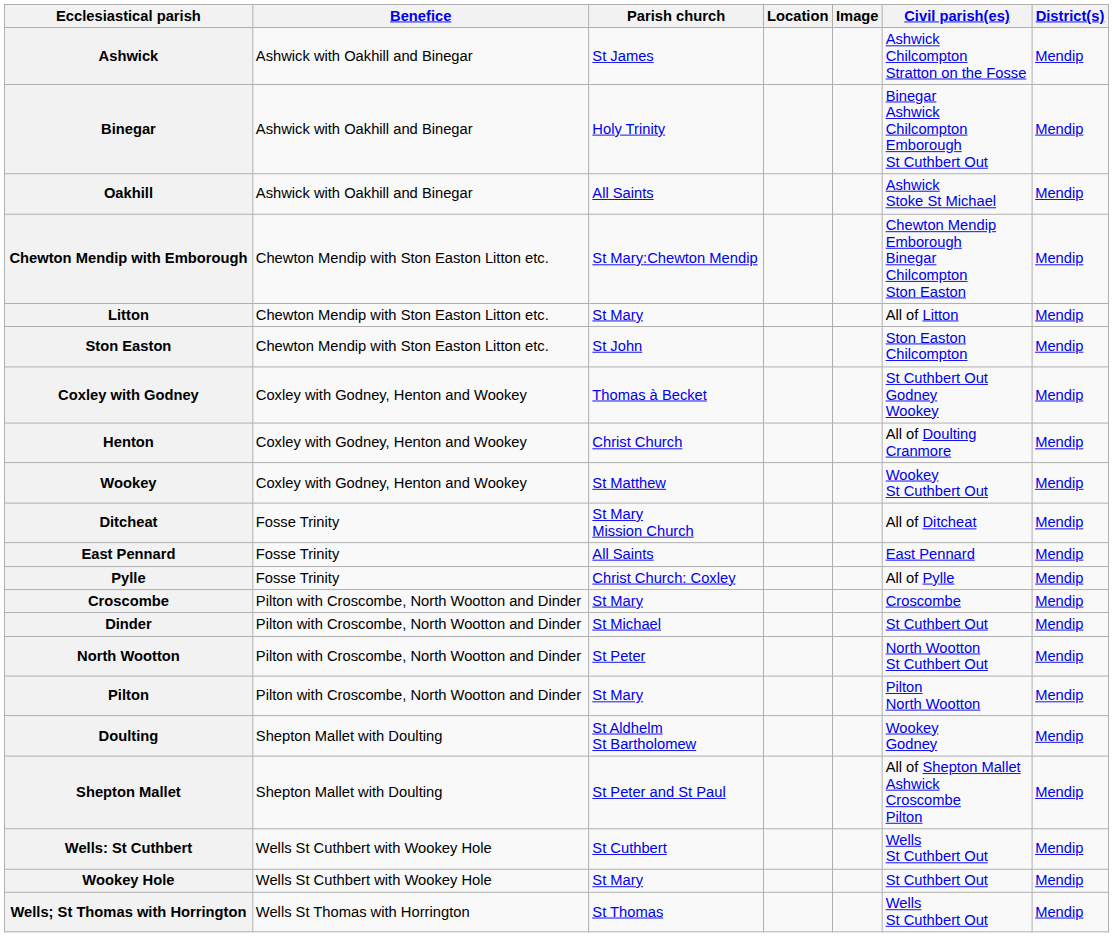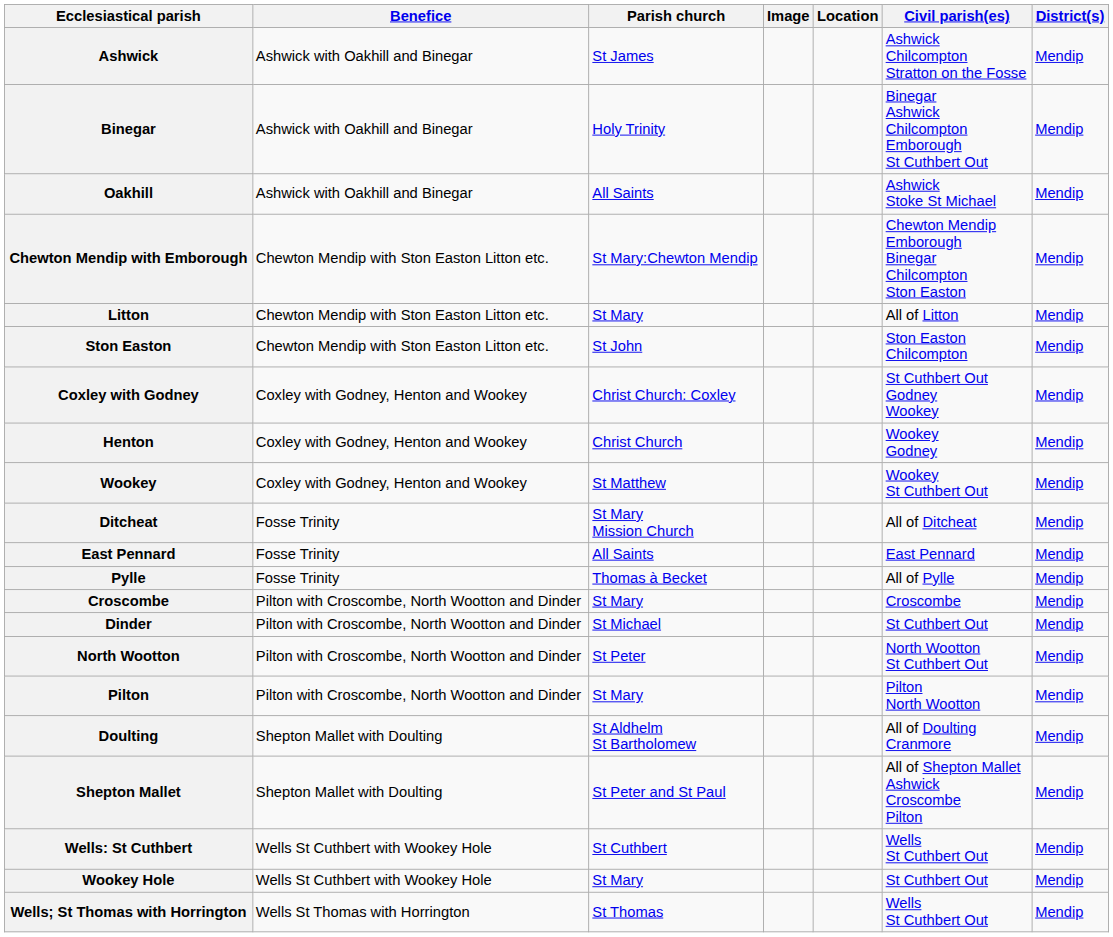columns swapped: (798, 16) <-> (857, 16)
(650, 394) Thomas à Becket -> (664, 394) Christ Church: Coxley
(931, 443) All of Doulting Cranmore -> (912, 443) Wookey Godney
(664, 577) Christ Church: Coxley -> (650, 577) Thomas à Becket
(912, 735) Wookey Godney -> (931, 735) All of Doulting Cranmore
